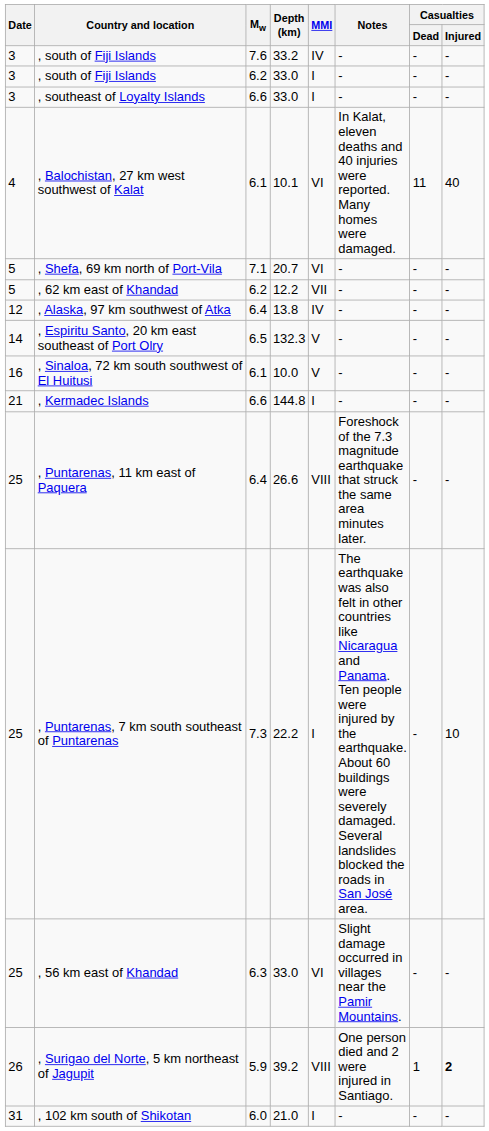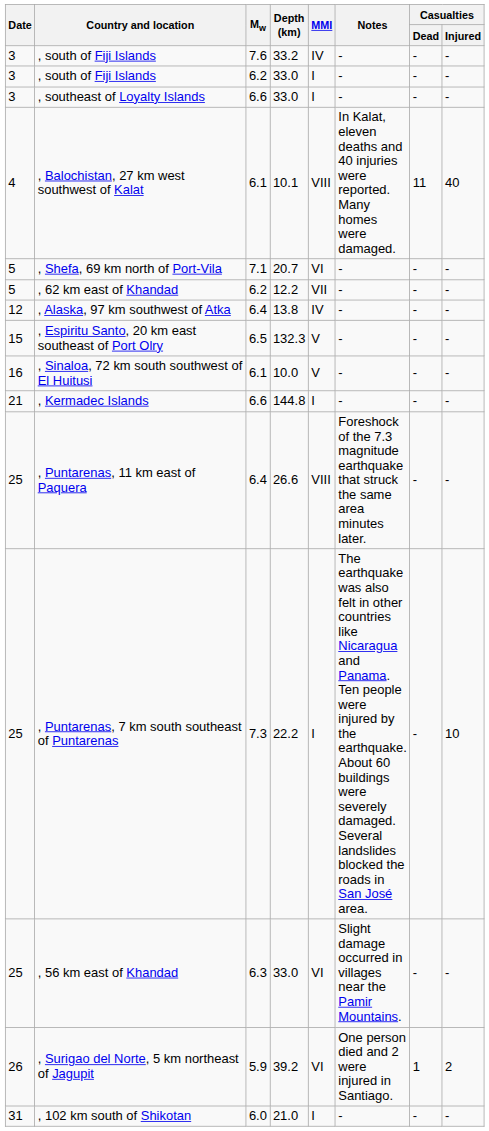(317, 183) VI -> (321, 183) VIII
(16, 338) 14 -> (16, 338) 15
(321, 1066) VIII -> (317, 1066) VI
(449, 1066) bold -> (449, 1066) normal
